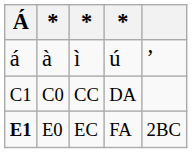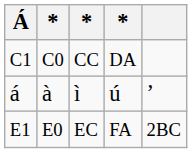rows swapped: (87, 94) <-> (77, 57)
(21, 128) bold -> (20, 130) normal
